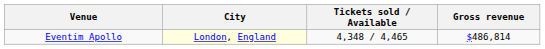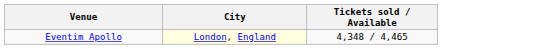- column: (489, 17)
